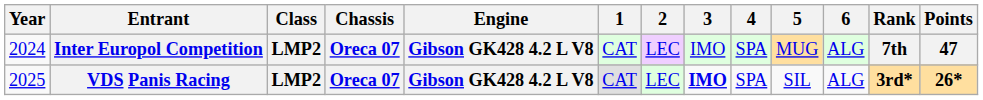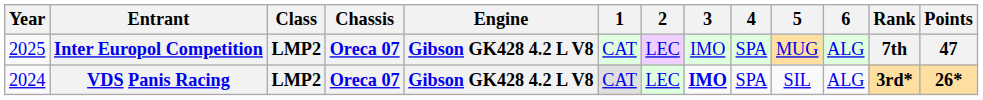(27, 49) 2024 -> (27, 49) 2025
(27, 79) 2025 -> (27, 79) 2024
